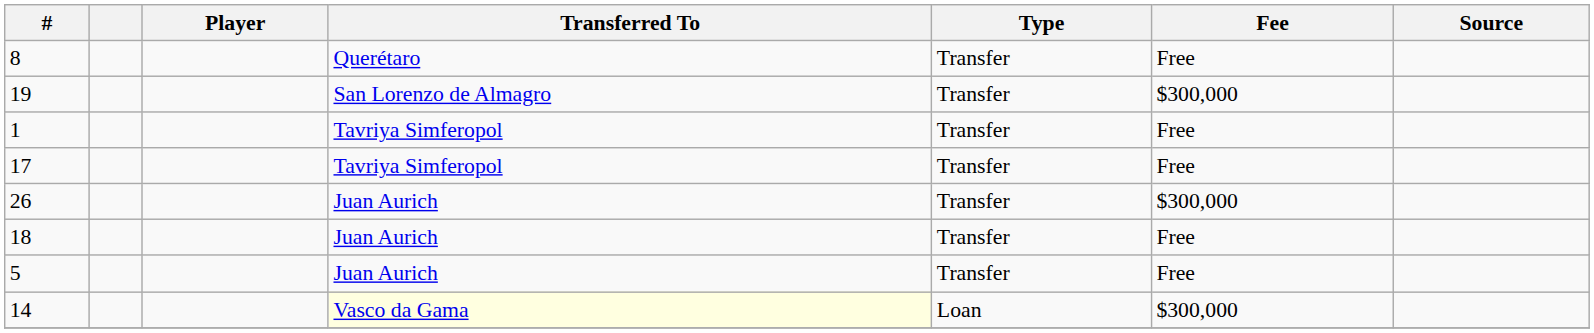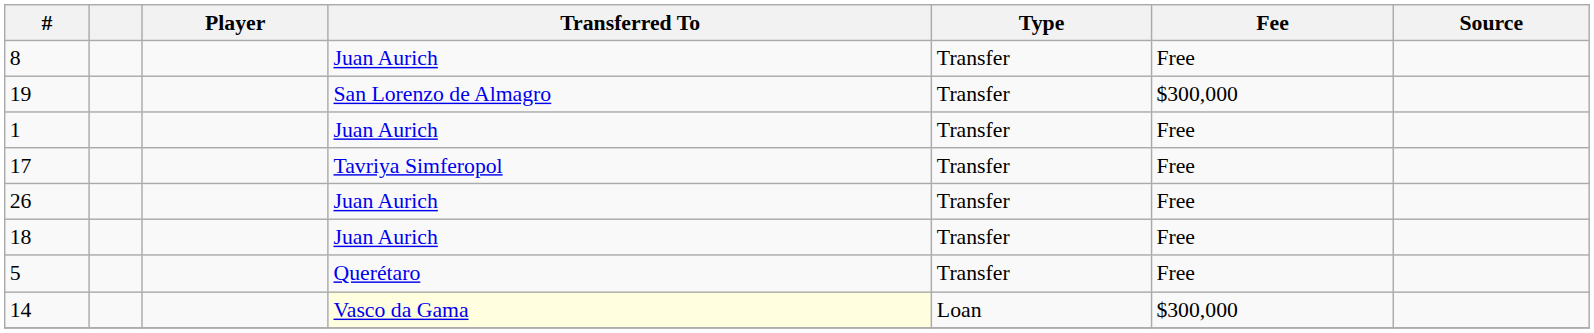(377, 58) Querétaro -> (386, 58) Juan Aurich
(418, 130) Tavriya Simferopol -> (386, 130) Juan Aurich
(1197, 201) $300,000 -> (1176, 201) Free
(386, 273) Juan Aurich -> (377, 273) Querétaro
